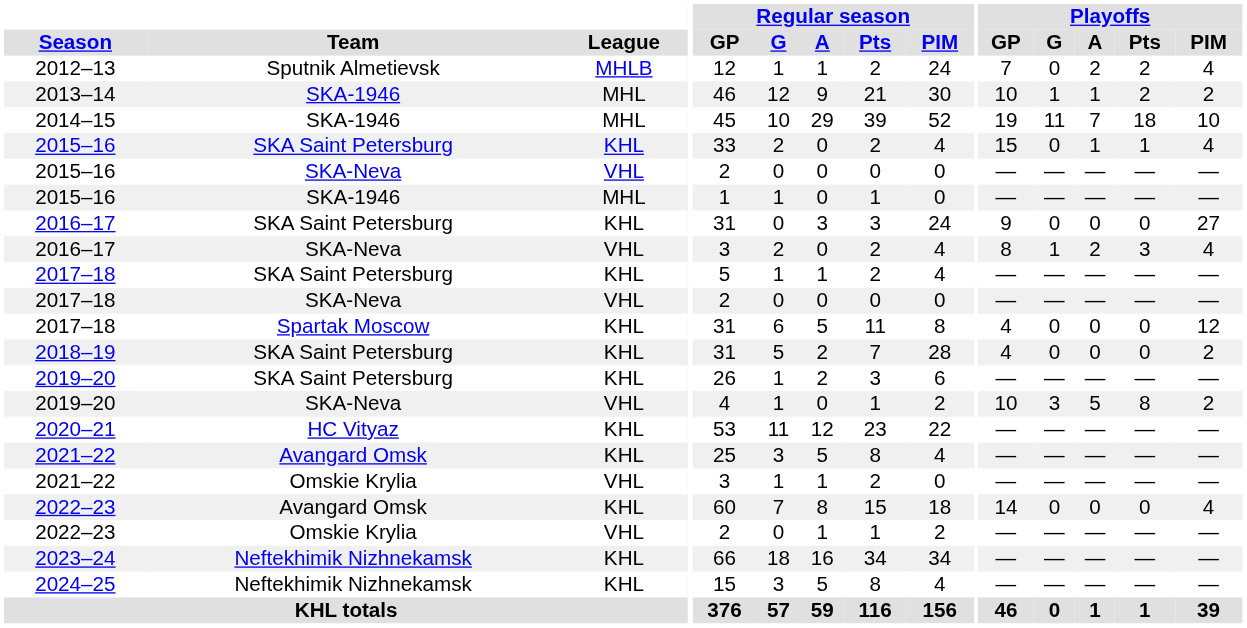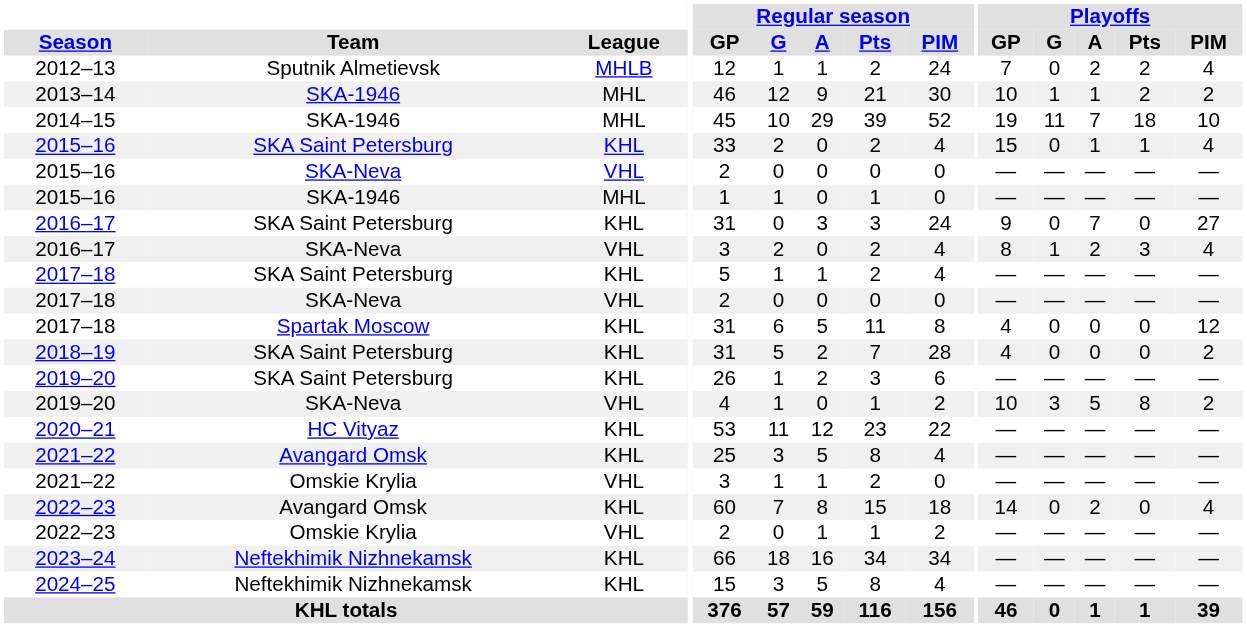(1095, 223) 0 -> (1095, 223) 7
(1095, 506) 0 -> (1095, 506) 2
